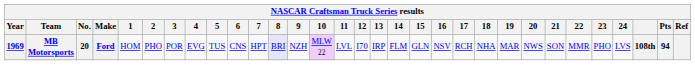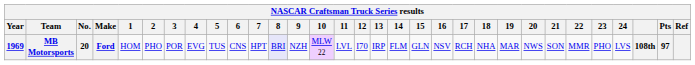(665, 47) 94 -> (665, 47) 97
